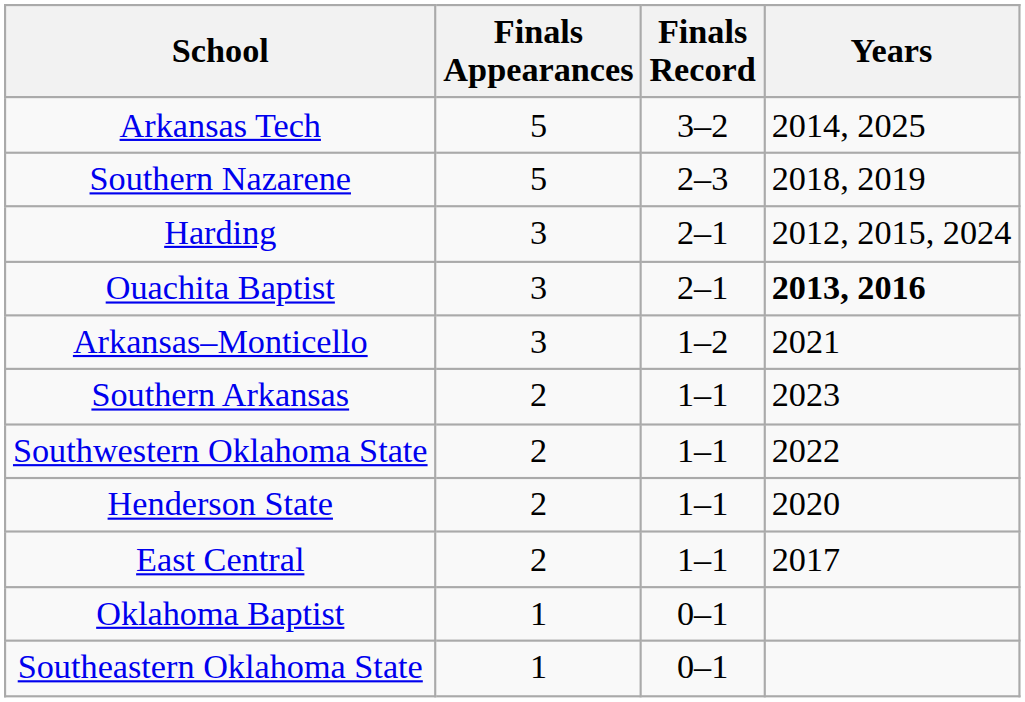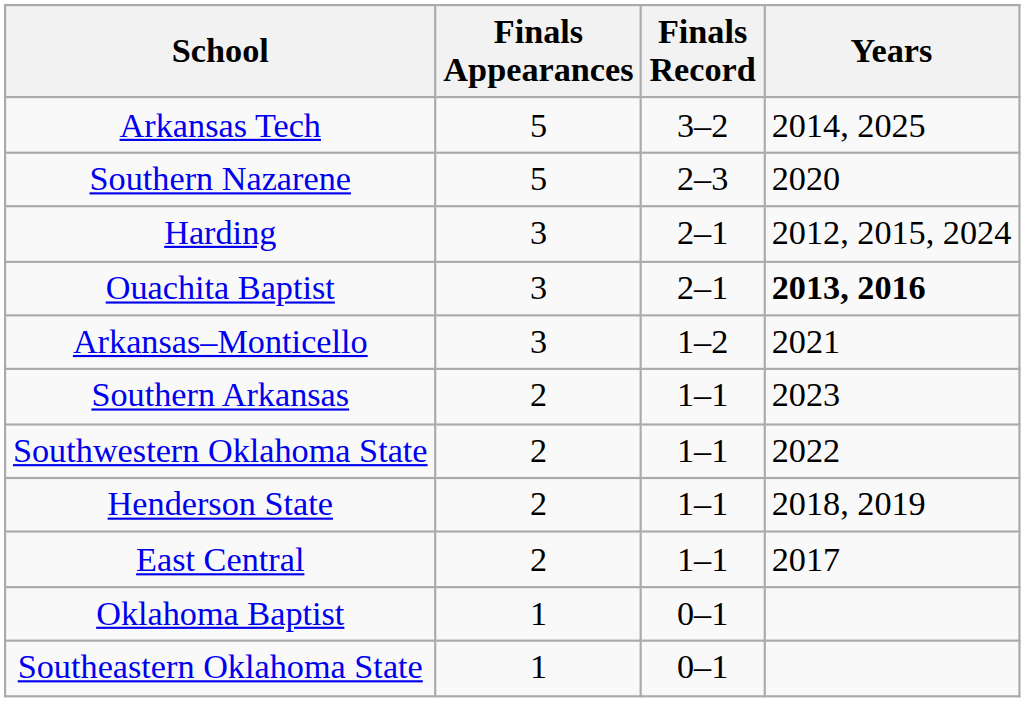(849, 178) 2018, 2019 -> (806, 178) 2020
(806, 504) 2020 -> (849, 504) 2018, 2019
